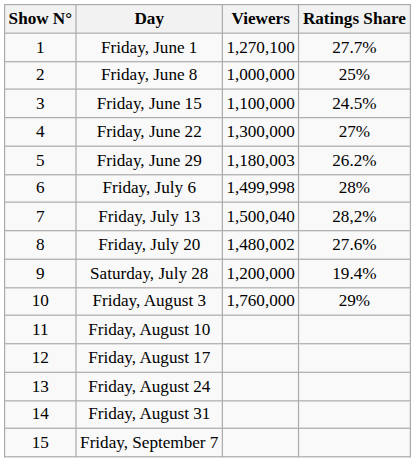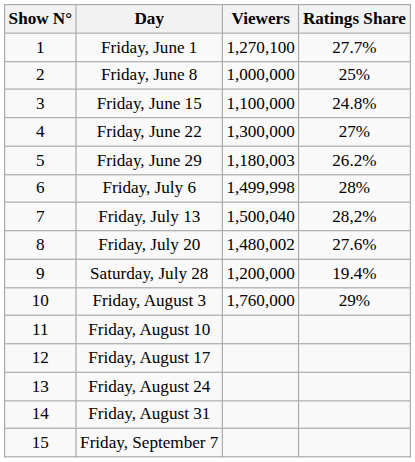(354, 103) 24.5% -> (354, 103) 24.8%
